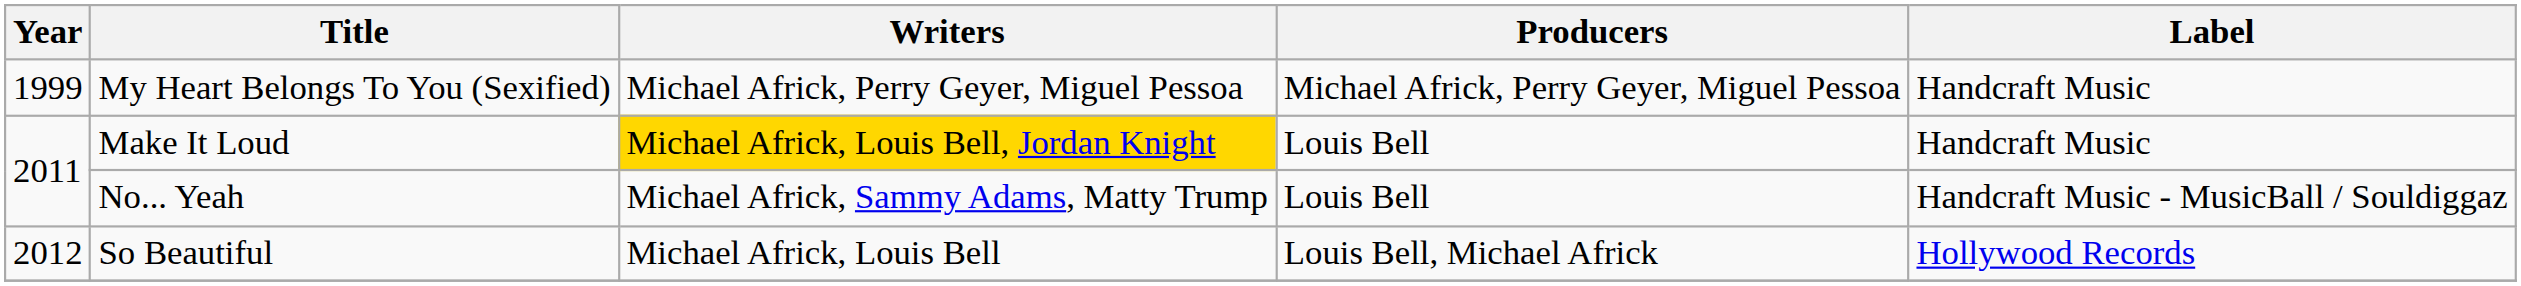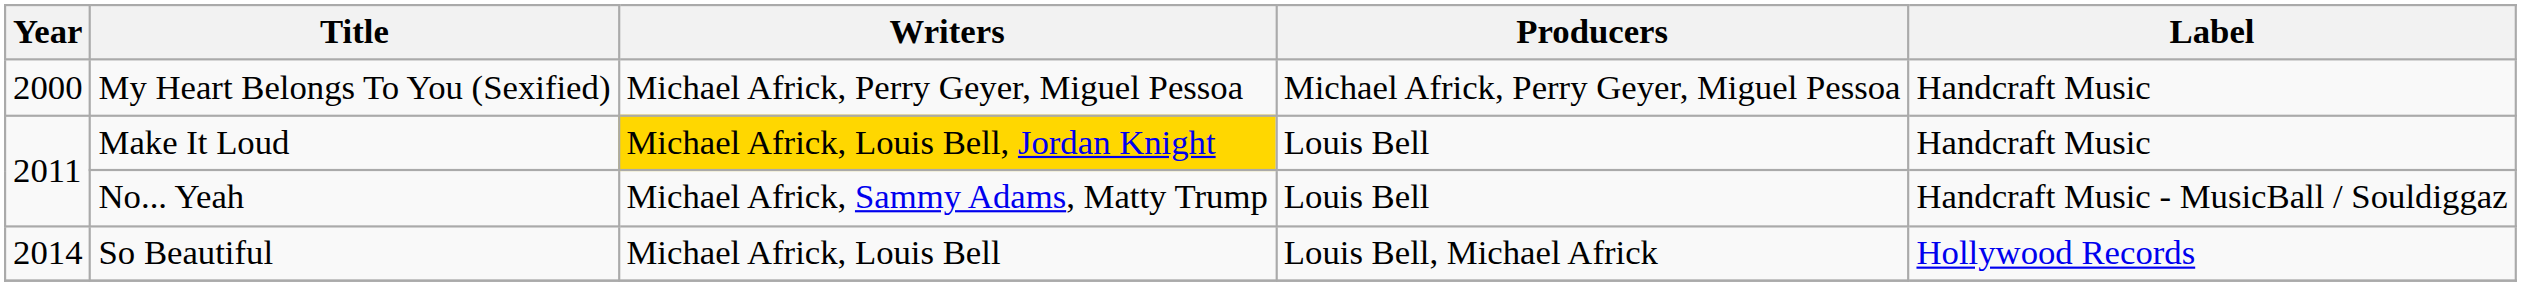(48, 87) 1999 -> (48, 87) 2000
(48, 252) 2012 -> (48, 252) 2014
